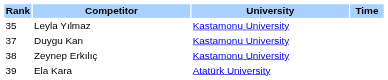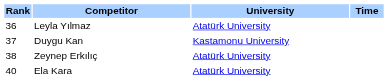(11, 26) 35 -> (11, 26) 36
(241, 26) Kastamonu University -> (232, 26) Atatürk University
(241, 55) Kastamonu University -> (232, 55) Atatürk University
(11, 70) 39 -> (11, 70) 40
